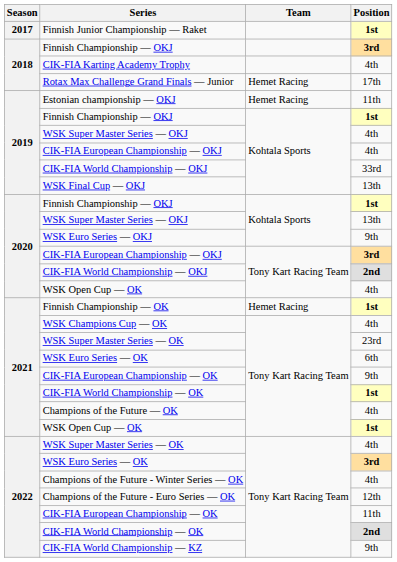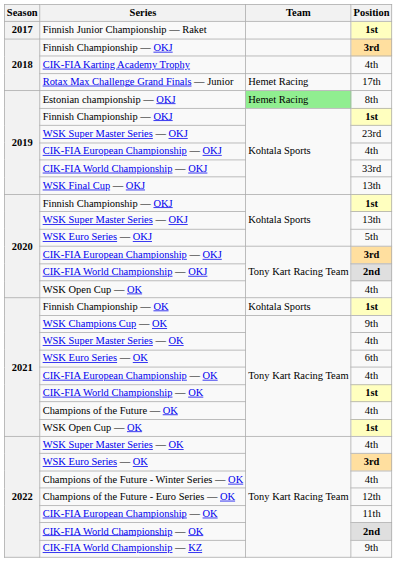(278, 99) no background -> (278, 99) lightgreen background
(372, 99) 11th -> (372, 99) 8th
(372, 133) 4th -> (372, 133) 23rd
(372, 237) 9th -> (372, 237) 5th
(278, 306) Hemet Racing -> (279, 306) Kohtala Sports
(372, 323) 4th -> (372, 323) 9th
(372, 340) 23rd -> (372, 340) 4th
(372, 375) 9th -> (372, 375) 4th
